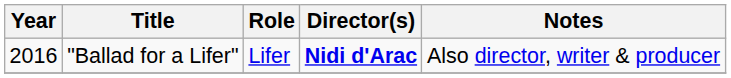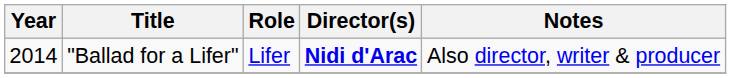(33, 55) 2016 -> (33, 55) 2014
